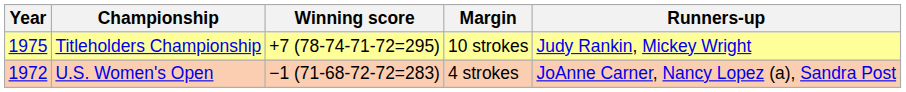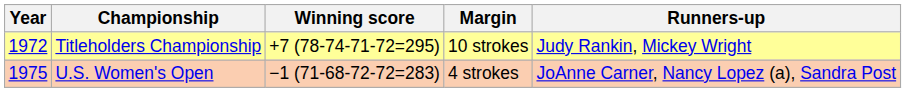(28, 45) 1975 -> (28, 45) 1972
(28, 73) 1972 -> (28, 73) 1975
